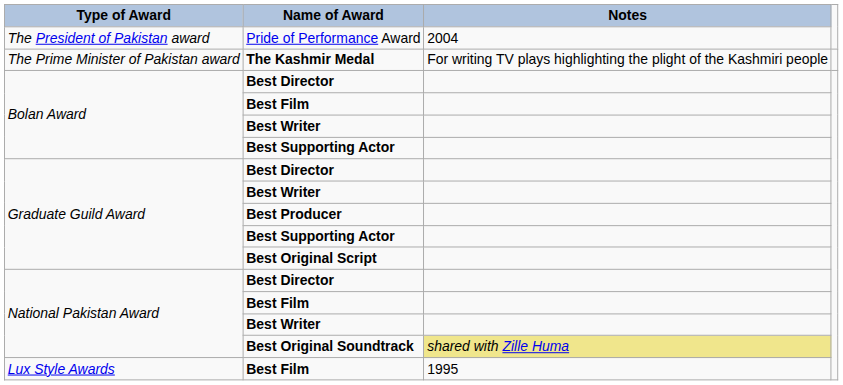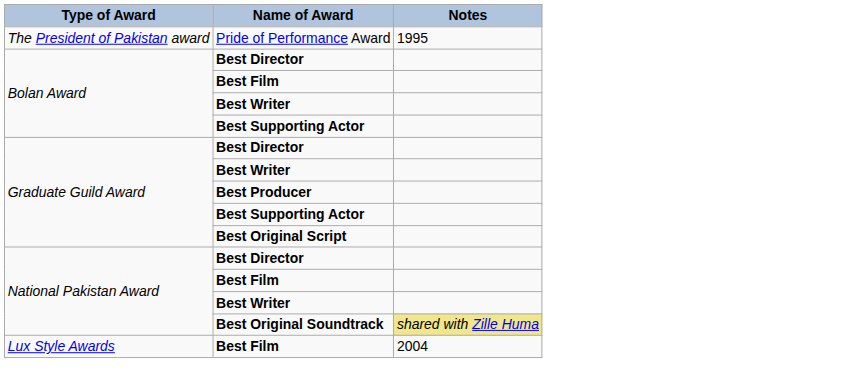(443, 38) 2004 -> (412, 38) 1995
- row: (124, 60)
(443, 369) 1995 -> (412, 347) 2004
